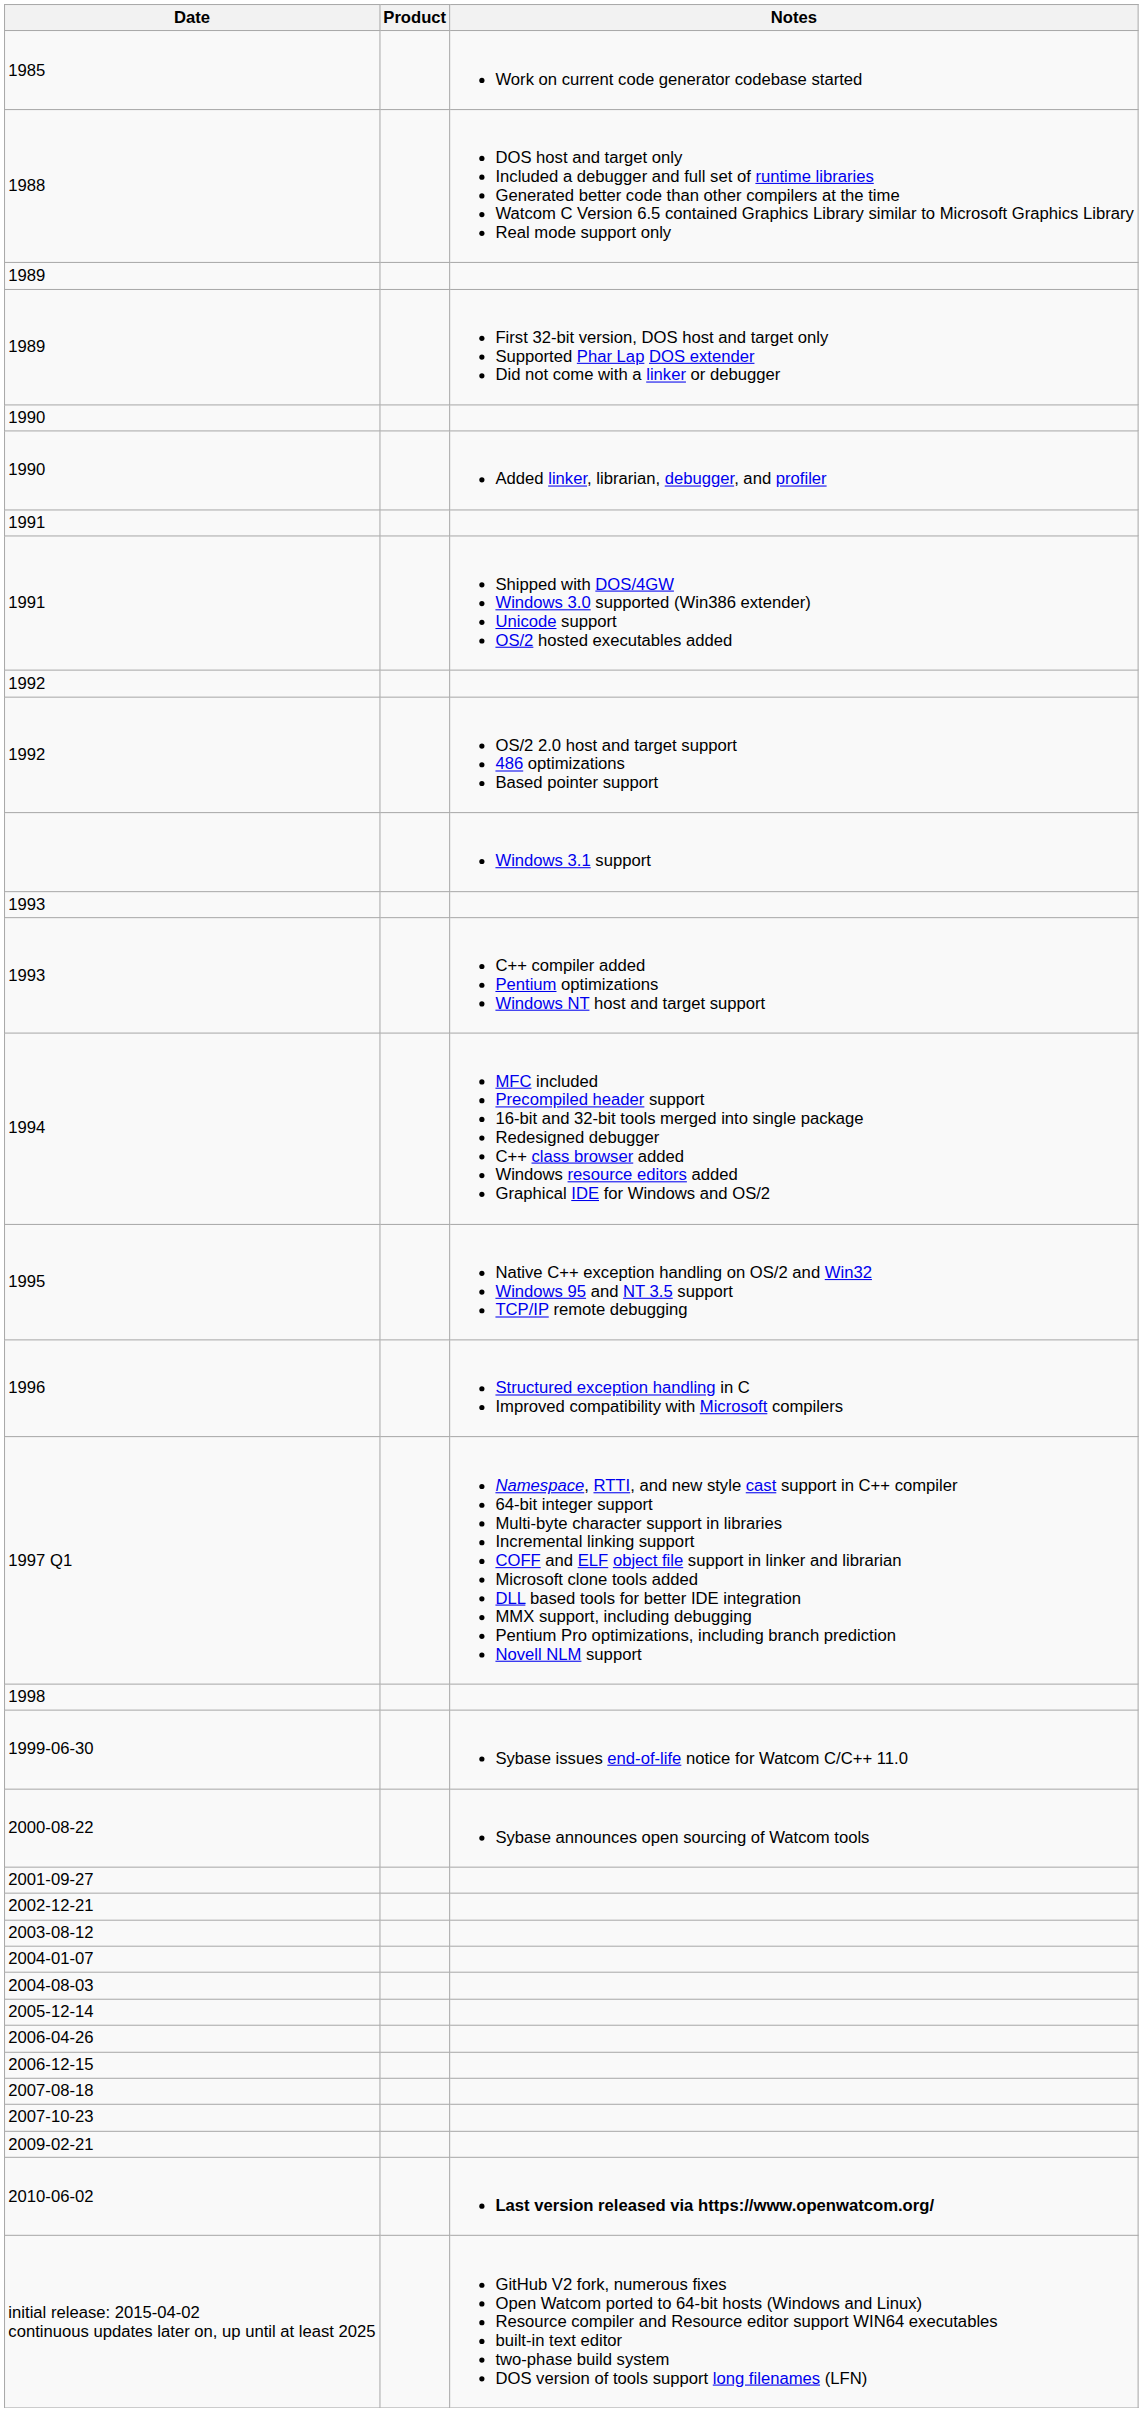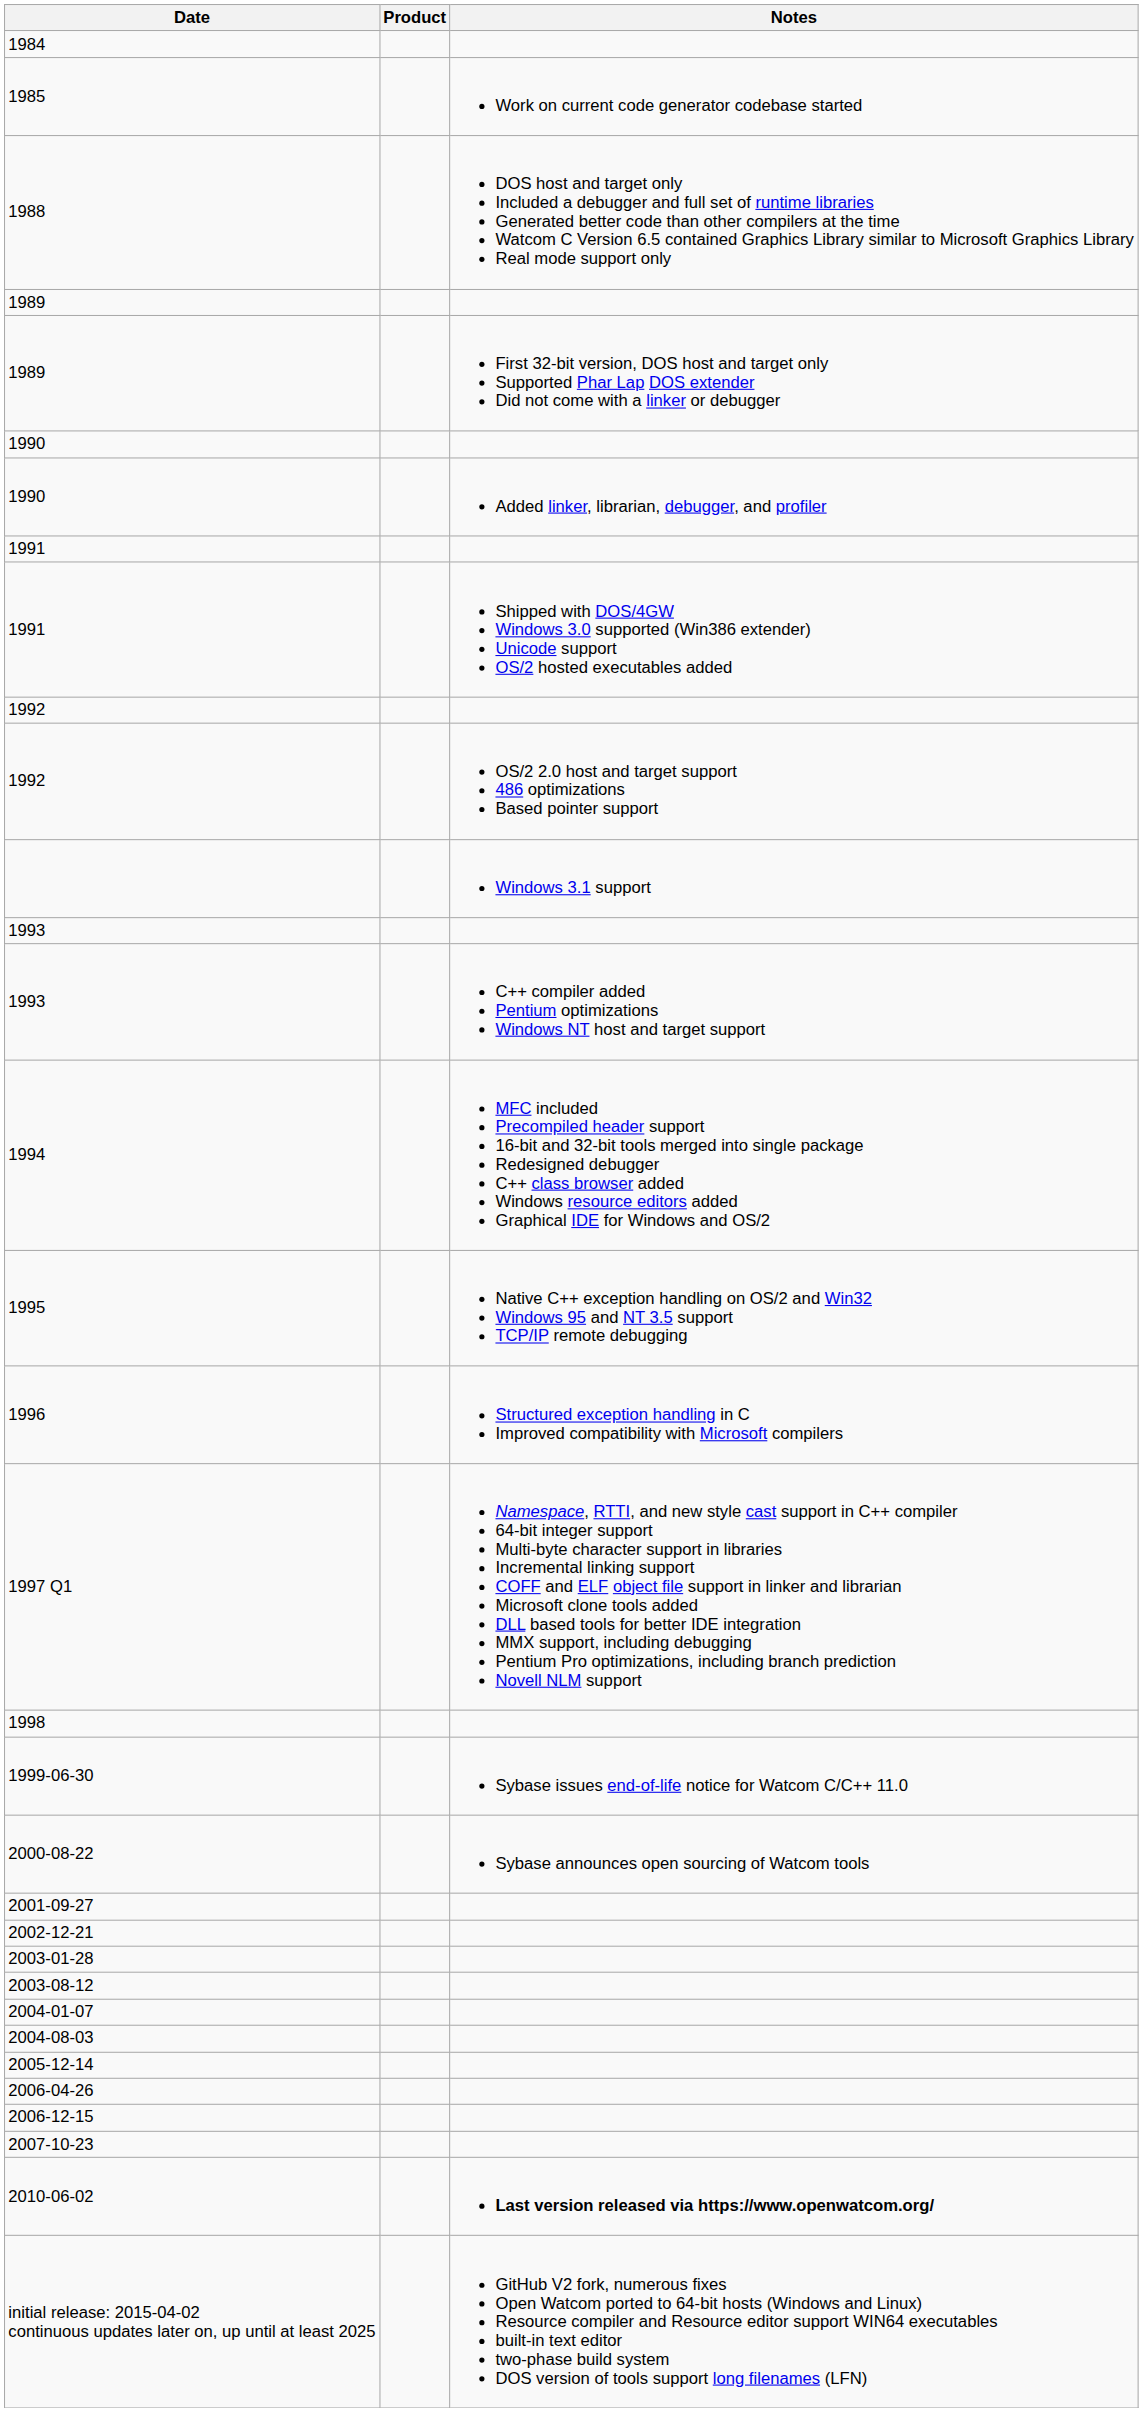+ row: (27, 44)
+ row: (51, 1959)
- row: (51, 2091)
- row: (51, 2144)
